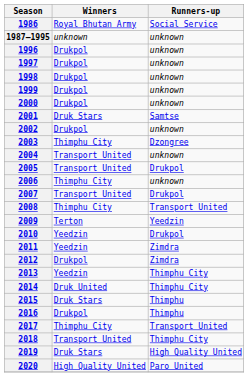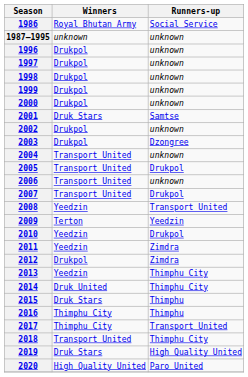(83, 142) Thimphu City -> (71, 142) Drukpol
(83, 182) Thimphu City -> (93, 182) Transport United
(83, 208) Thimphu City -> (71, 208) Yeedzin
(71, 313) Drukpol -> (83, 313) Thimphu City
